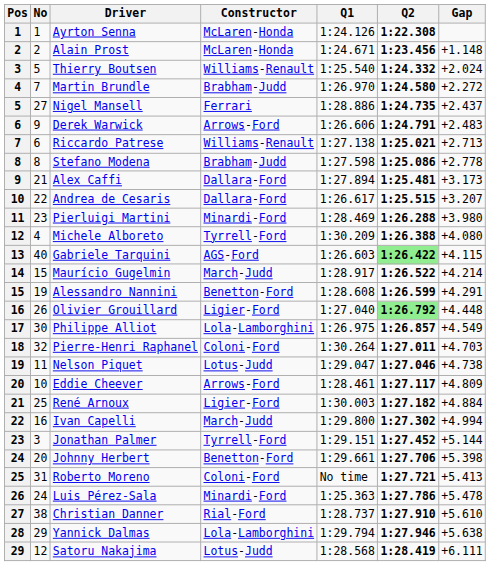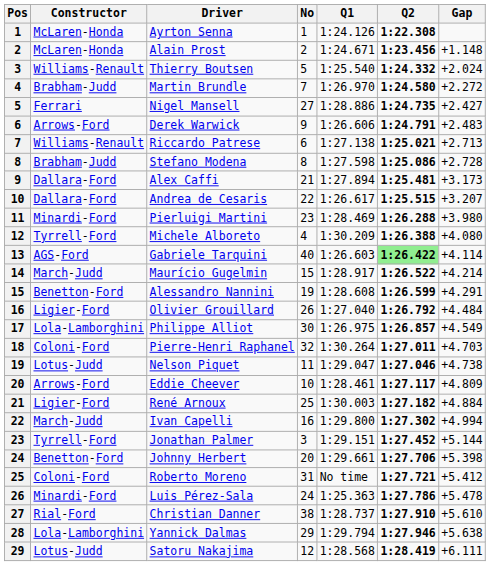columns swapped: (40, 14) <-> (259, 14)
(462, 107) +2.437 -> (462, 107) +2.427
(462, 162) +2.778 -> (462, 162) +2.728
(462, 255) +4.115 -> (462, 255) +4.114
(408, 311) lightgreen background -> (408, 311) no background
(462, 311) +4.448 -> (462, 311) +4.484
(462, 478) +5.413 -> (462, 478) +5.412
